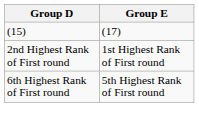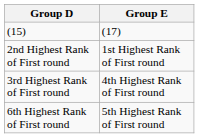+ row: (47, 86)
